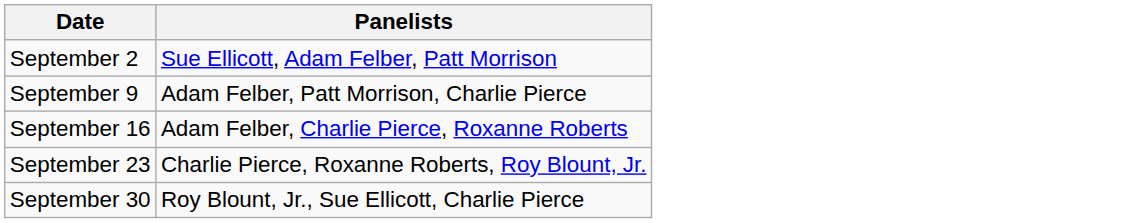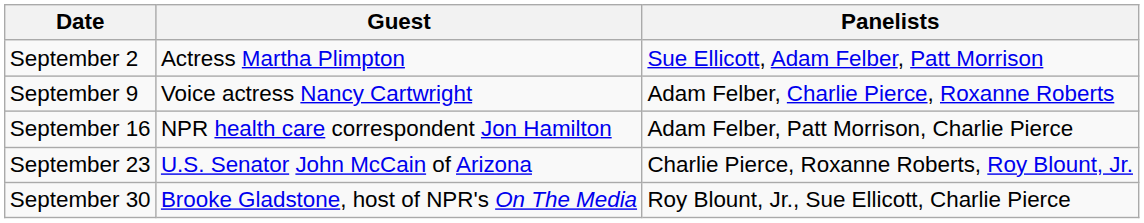+ column: (399, 22)
(374, 93) Adam Felber, Patt Morrison, Charlie Pierce -> (881, 93) Adam Felber, Charlie Pierce, Roxanne Roberts
(394, 128) Adam Felber, Charlie Pierce, Roxanne Roberts -> (860, 128) Adam Felber, Patt Morrison, Charlie Pierce
